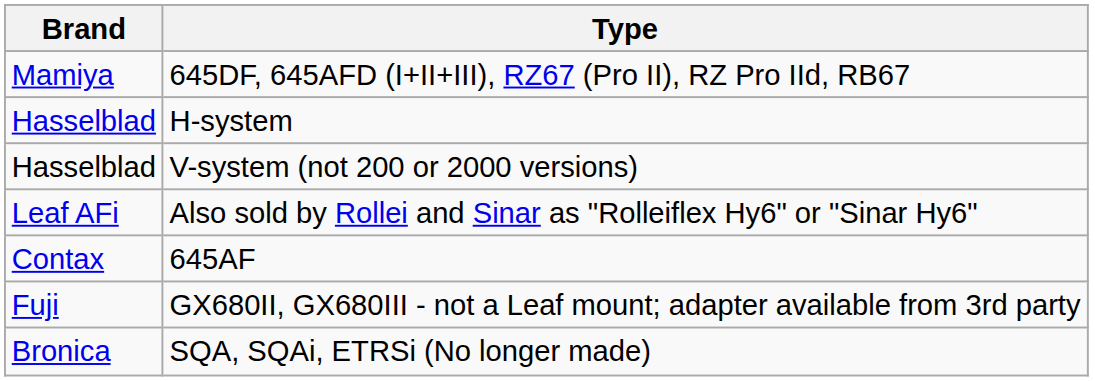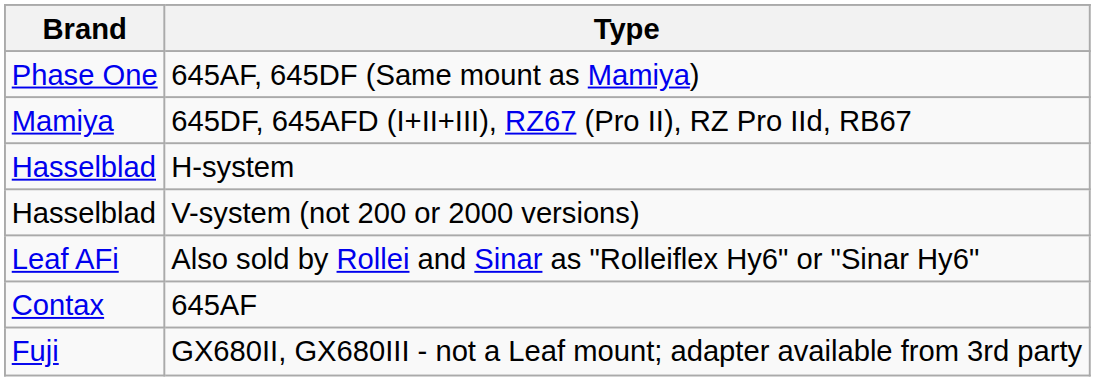+ row: (435, 74)
- row: (410, 352)
